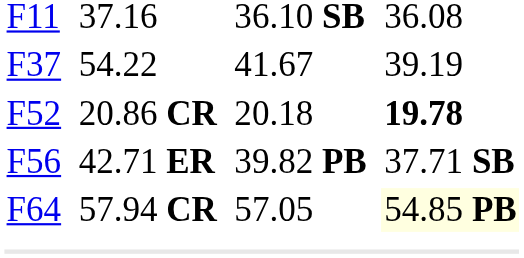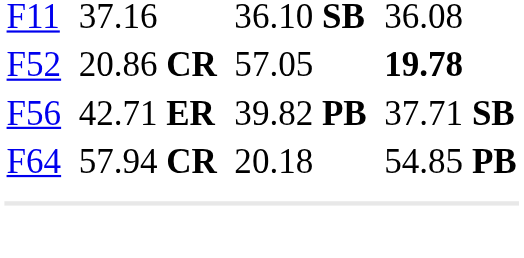- row: (34, 64)
(274, 113) 20.18 -> (274, 64) 57.05
(274, 209) 57.05 -> (274, 161) 20.18
(450, 209) lightyellow background -> (450, 161) no background
